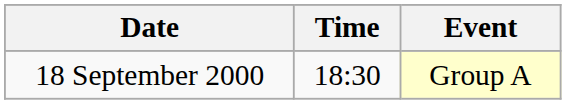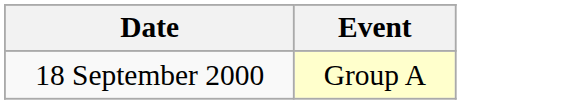- column: (347, 27)
